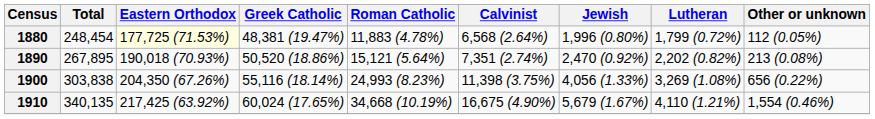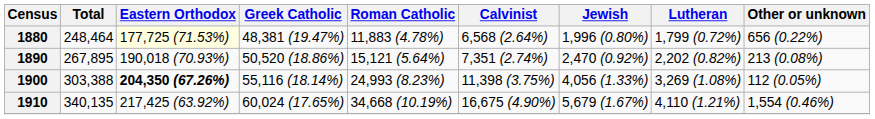(89, 37) 248,454 -> (89, 37) 248,464
(784, 37) 112 (0.05%) -> (785, 37) 656 (0.22%)
(89, 80) 303,838 -> (89, 80) 303,388
(174, 80) normal -> (174, 80) bold
(785, 80) 656 (0.22%) -> (784, 80) 112 (0.05%)
